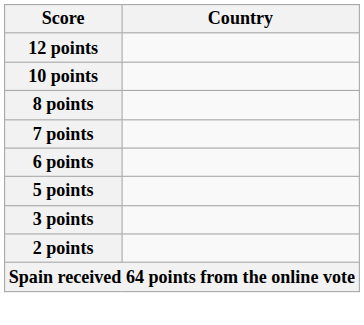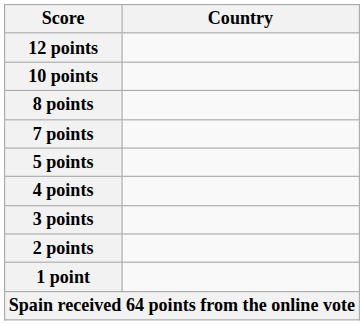- row: (63, 162)
+ row: (63, 190)
+ row: (63, 276)
